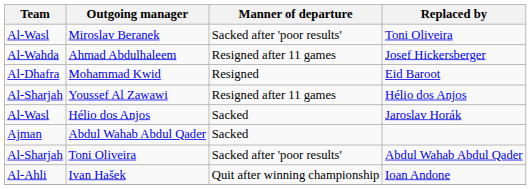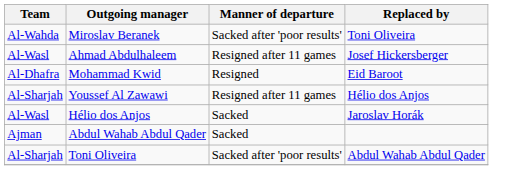(28, 34) Al-Wasl -> (33, 34) Al-Wahda
(33, 54) Al-Wahda -> (28, 54) Al-Wasl
- row: (97, 174)
